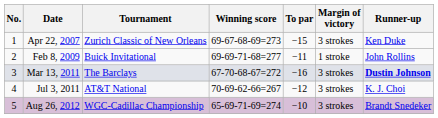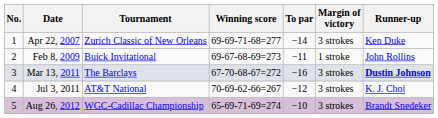(246, 40) 69-67-68-69=273 -> (246, 40) 69-69-71-68=277
(299, 40) −15 -> (299, 40) −14
(246, 57) 69-69-71-68=277 -> (246, 57) 69-67-68-69=273
